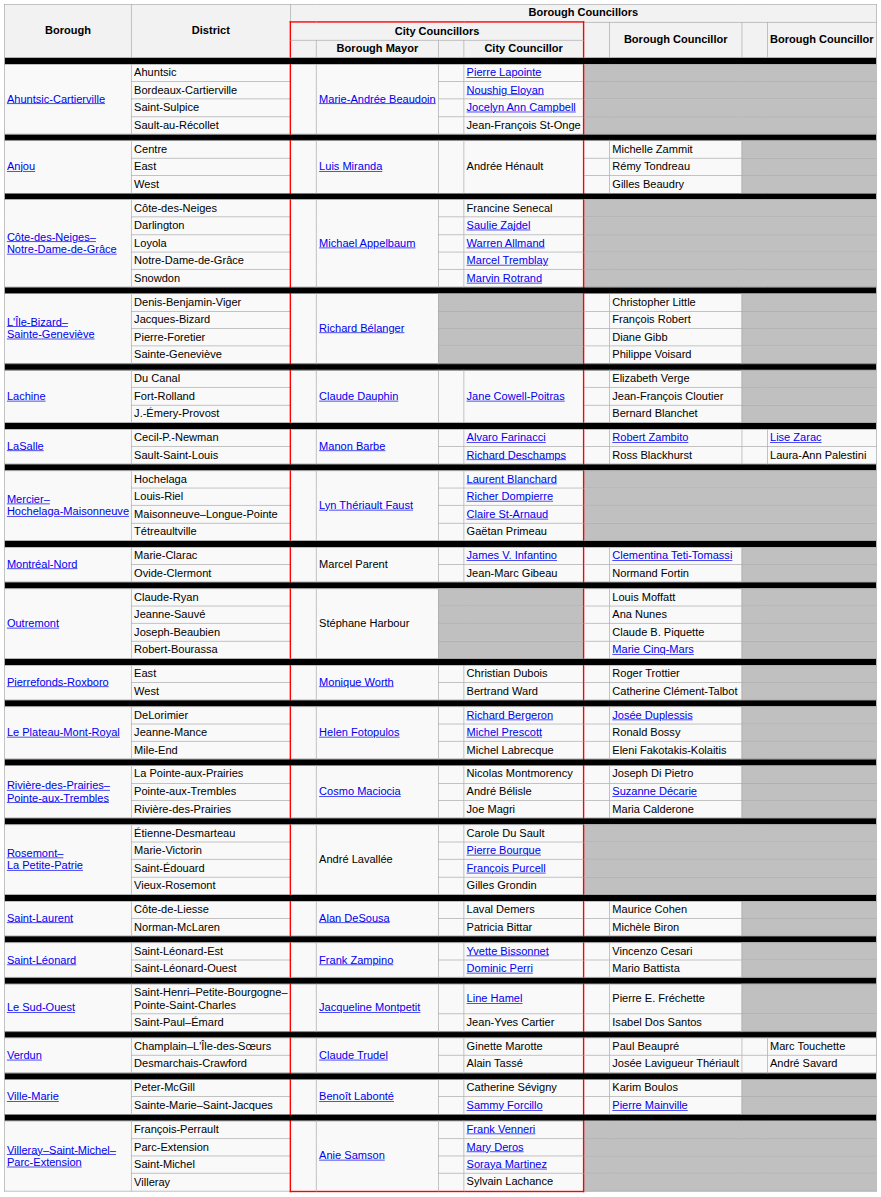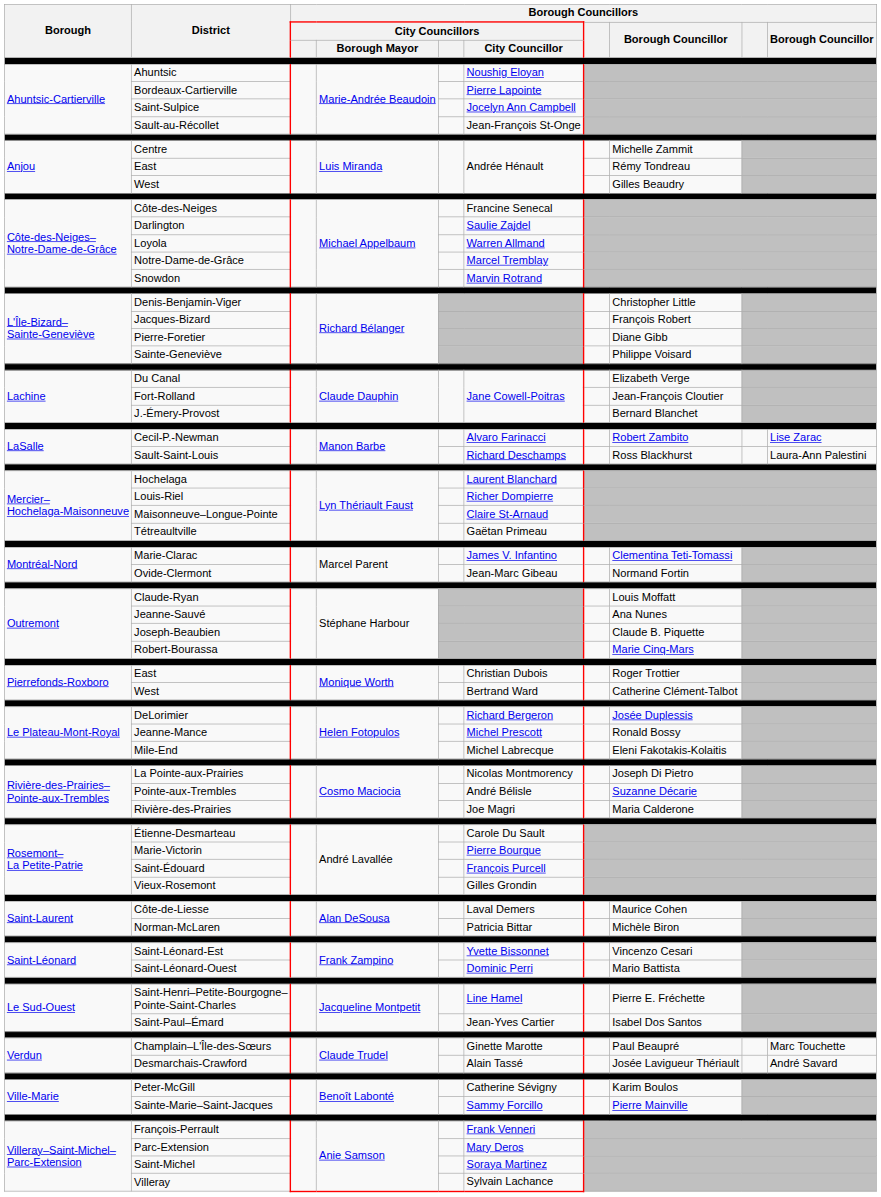(504, 72) Pierre Lapointe -> (505, 72) Noushig Eloyan
(505, 90) Noushig Eloyan -> (504, 90) Pierre Lapointe
